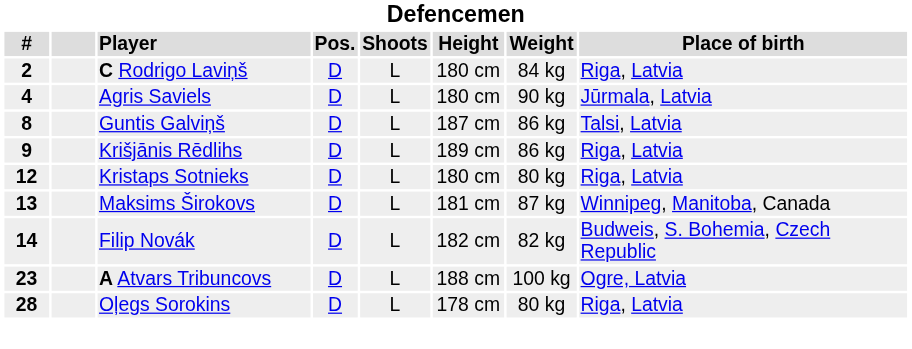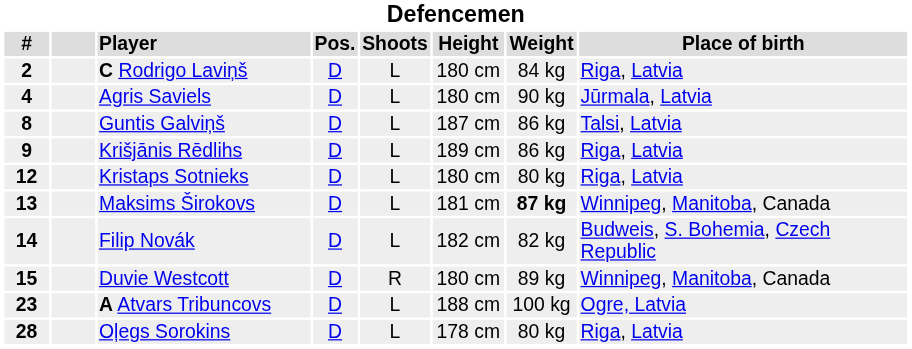(542, 203) normal -> (542, 203) bold
+ row: (164, 278)
